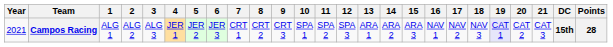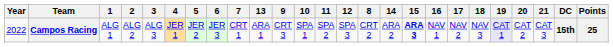columns swapped: (261, 11) <-> (369, 11)
(16, 30) 2021 -> (16, 30) 2022
(413, 30) normal -> (414, 30) bold
(591, 30) 28 -> (592, 30) 25
